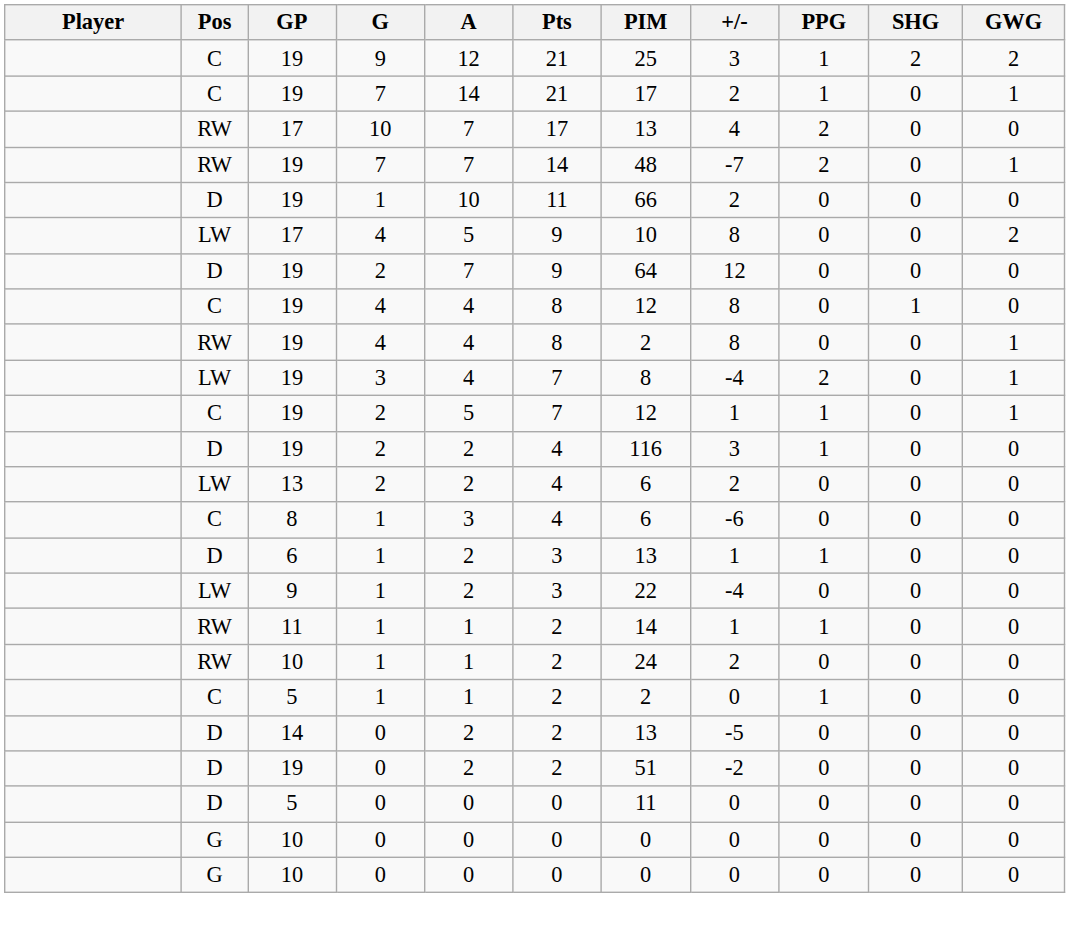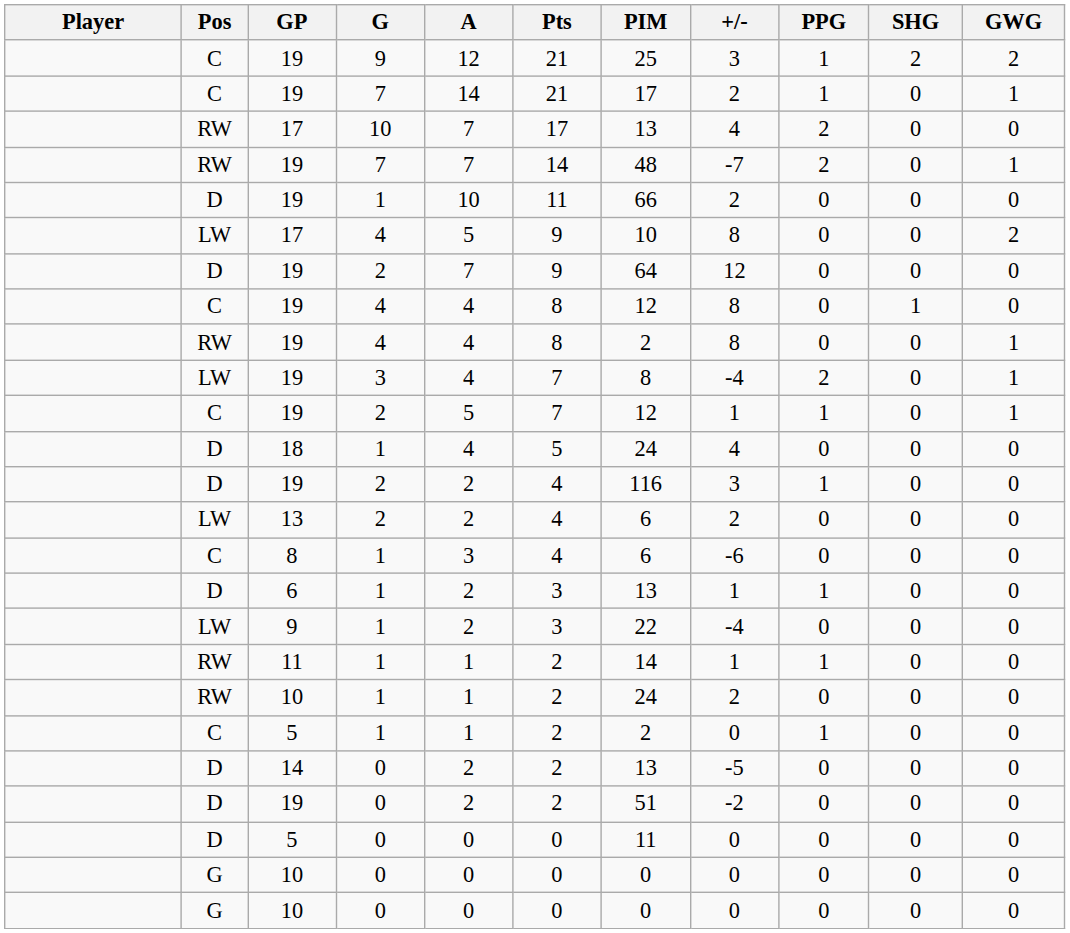+ row: (292, 448)
